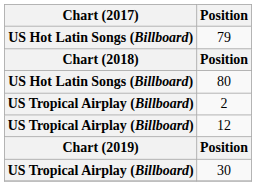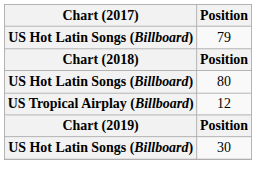- row: (224, 103)
(101, 170) US Tropical Airplay (Billboard) -> (101, 147) US Hot Latin Songs (Billboard)
